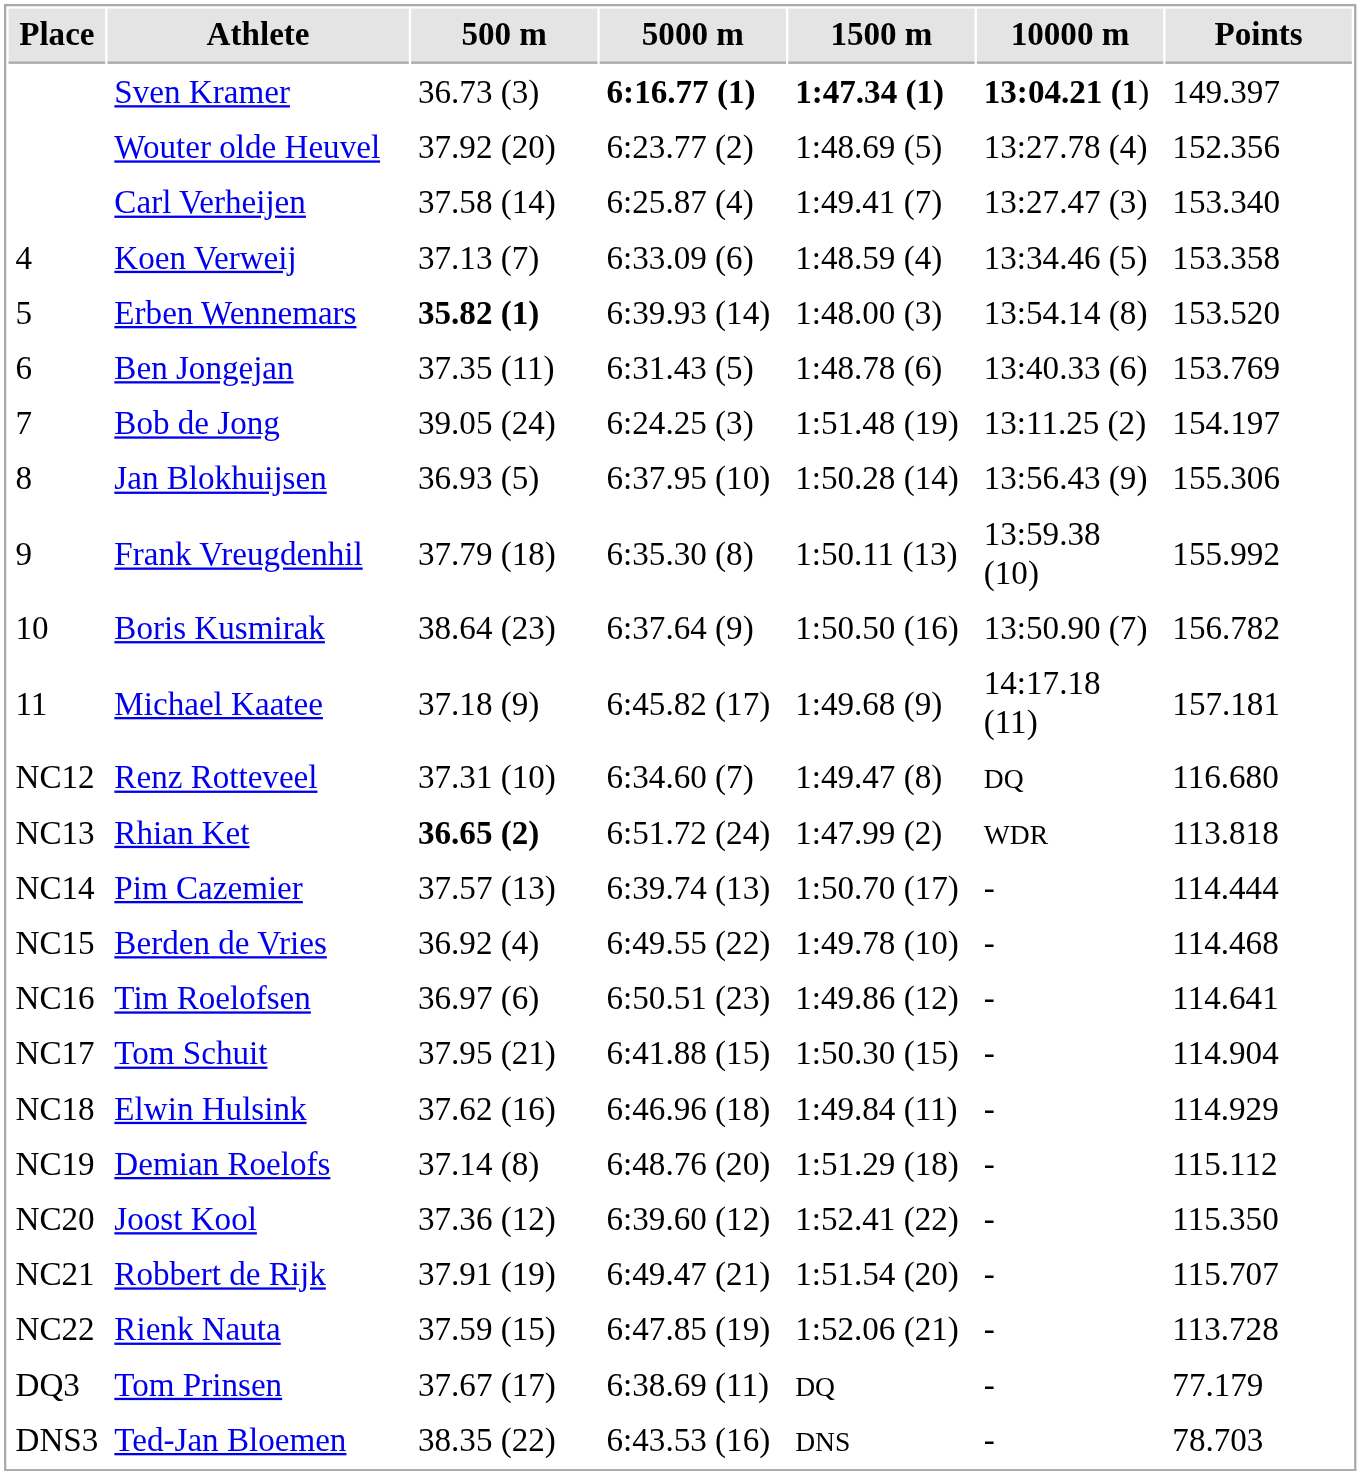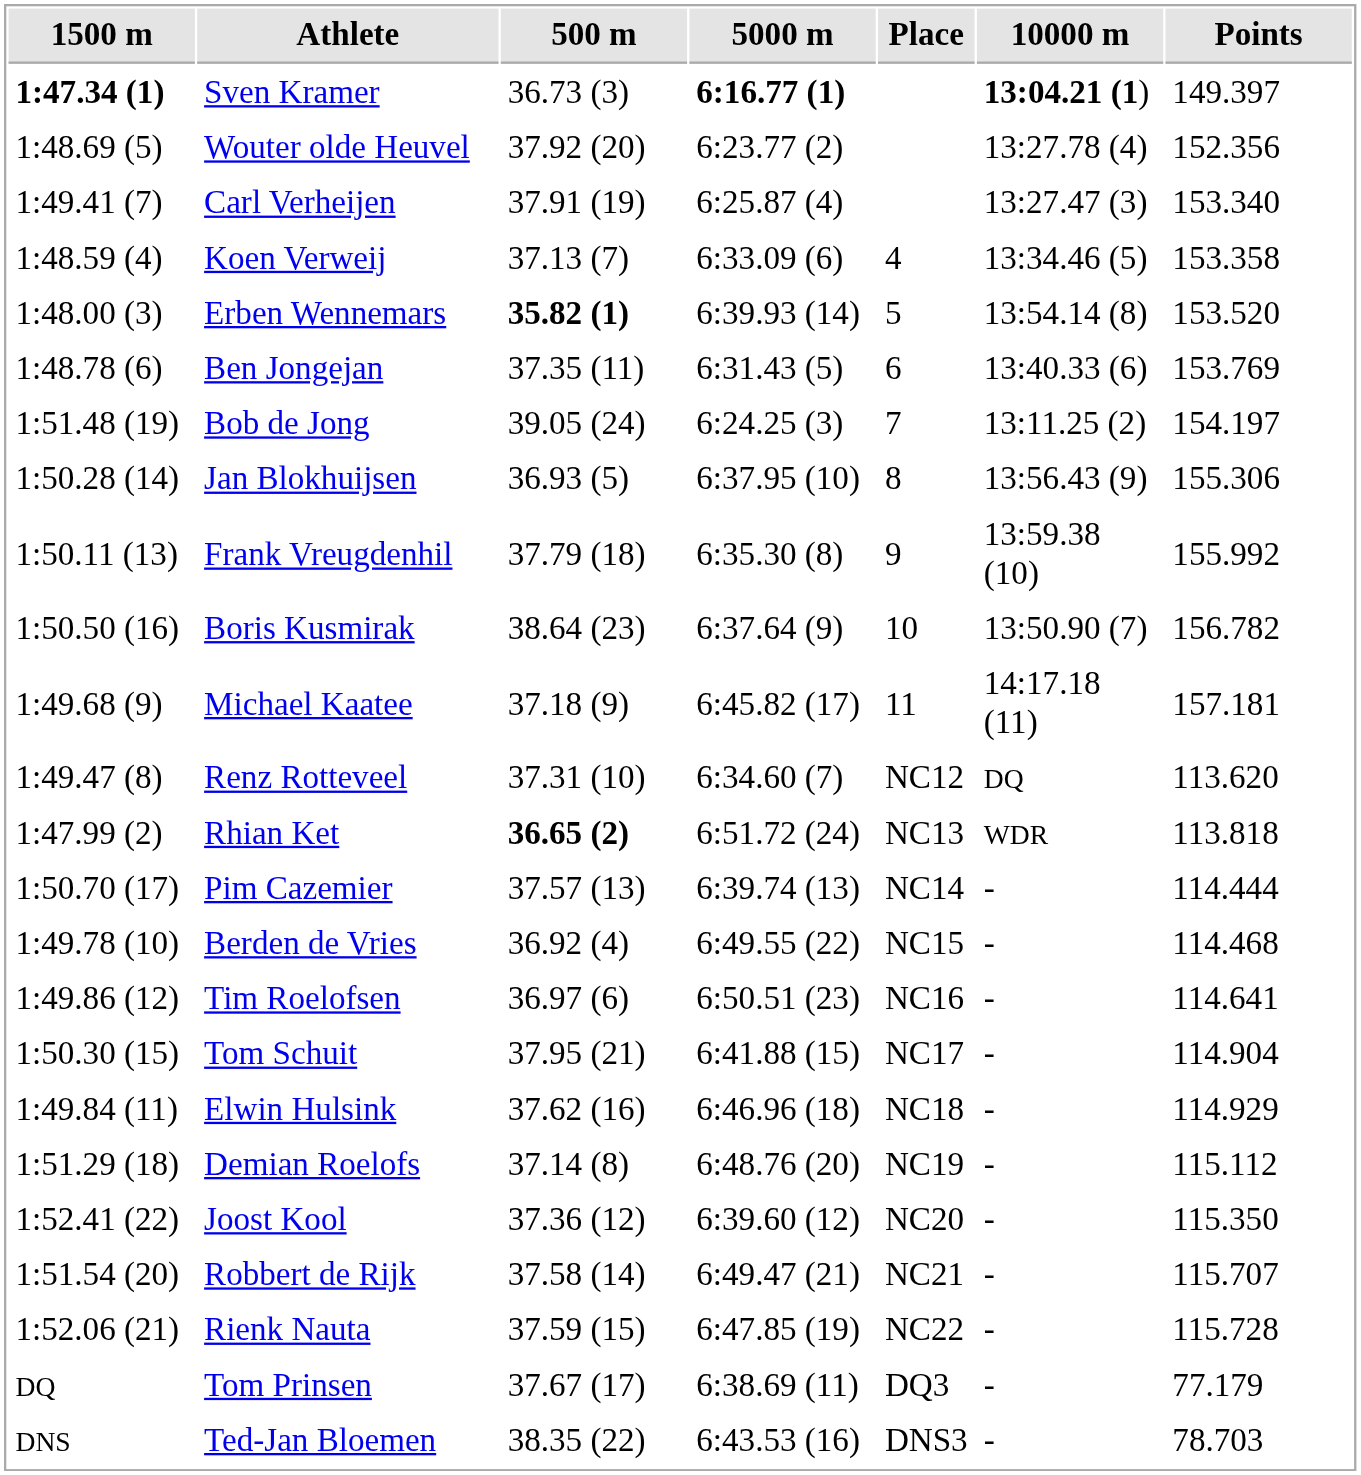columns swapped: (57, 34) <-> (881, 34)
(487, 202) 37.58 (14) -> (577, 202) 37.91 (19)
(1226, 777) 116.680 -> (1226, 777) 113.620
(487, 1274) 37.91 (19) -> (577, 1274) 37.58 (14)
(1226, 1329) 113.728 -> (1226, 1329) 115.728
